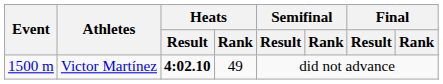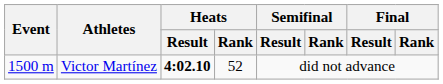(235, 67) 49 -> (235, 67) 52
